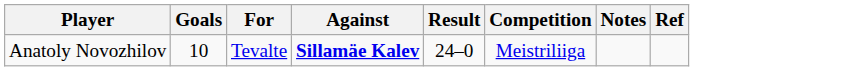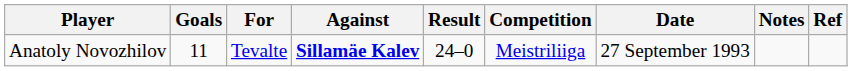+ column: (675, 19)
(199, 50) 10 -> (199, 50) 11
